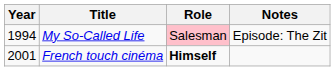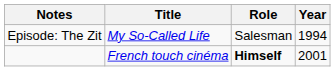columns swapped: (22, 14) <-> (280, 14)
(198, 35) pink background -> (263, 35) no background
